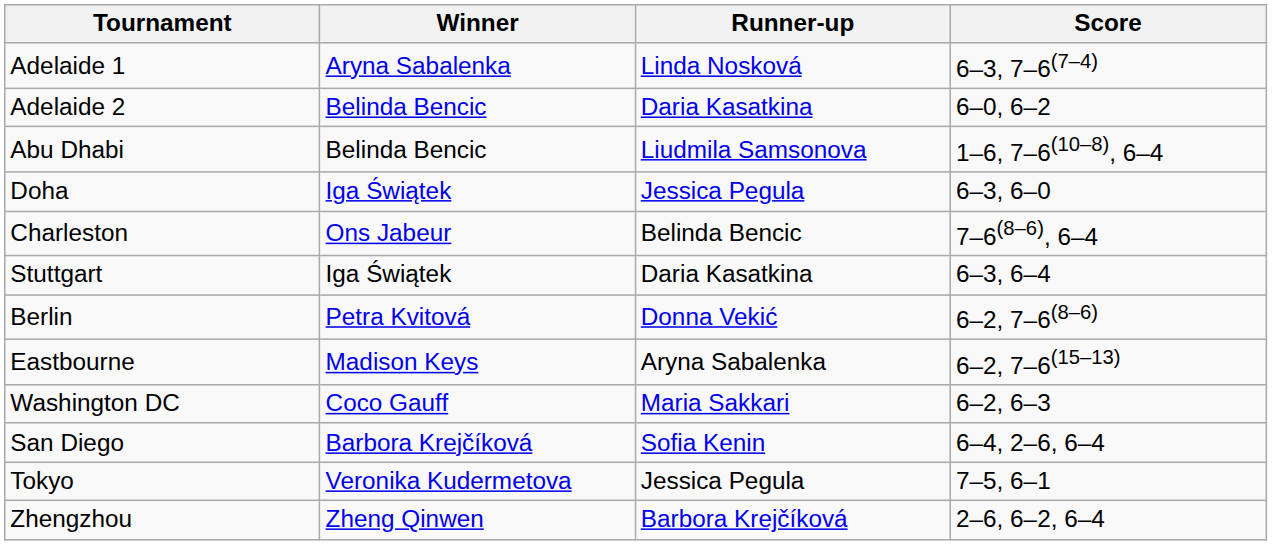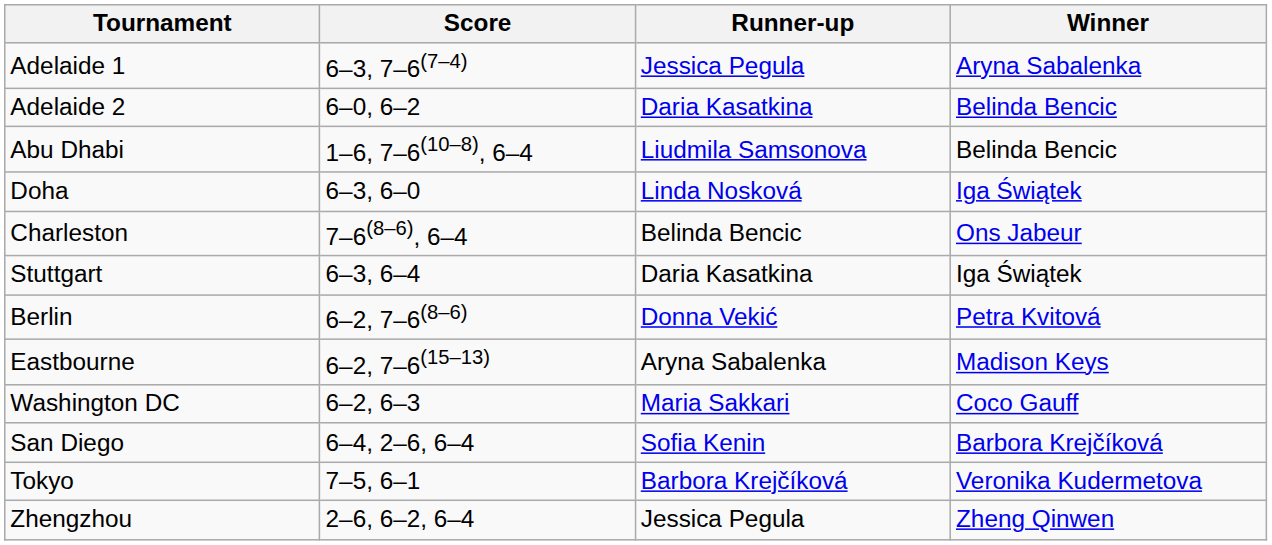columns swapped: (478, 23) <-> (1108, 23)
(721, 65) Linda Nosková -> (723, 65) Jessica Pegula
(723, 191) Jessica Pegula -> (721, 191) Linda Nosková
(723, 480) Jessica Pegula -> (744, 480) Barbora Krejčíková
(744, 519) Barbora Krejčíková -> (723, 519) Jessica Pegula
